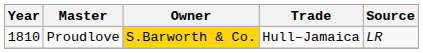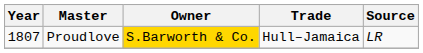(24, 38) 1810 -> (24, 38) 1807
